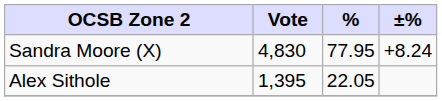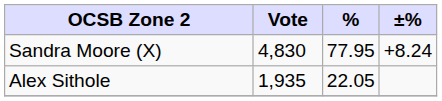(282, 80) 1,395 -> (282, 80) 1,935
